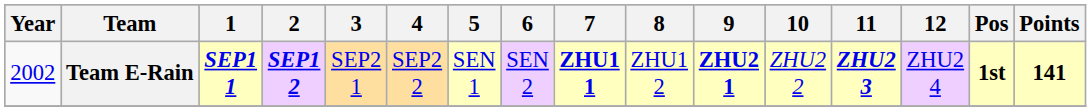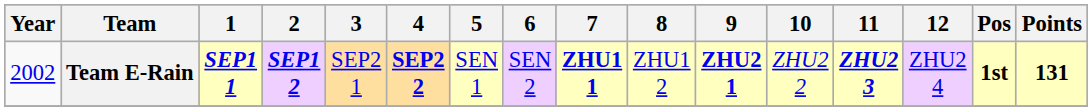(417, 73) normal -> (418, 73) bold
(1049, 73) 141 -> (1052, 73) 131
